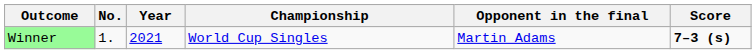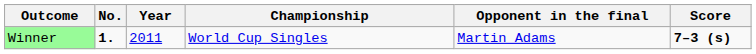(106, 38) normal -> (106, 38) bold
(146, 38) 2021 -> (146, 38) 2011
